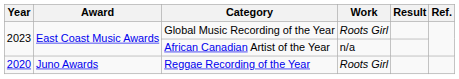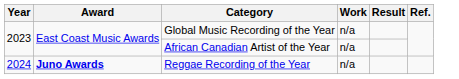(364, 30) Roots Girl -> (347, 30) n/a
(19, 64) 2020 -> (19, 64) 2024
(67, 64) normal -> (70, 64) bold
(364, 64) Roots Girl -> (347, 64) n/a
